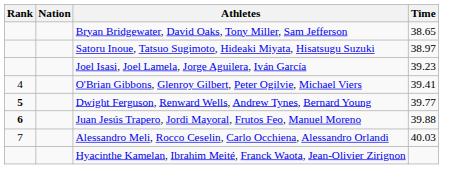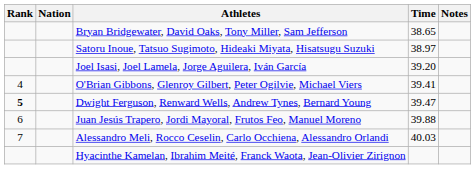+ column: (454, 13)
(423, 66) 39.23 -> (423, 66) 39.20
(423, 102) 39.77 -> (423, 102) 39.47
(20, 119) bold -> (20, 119) normal
